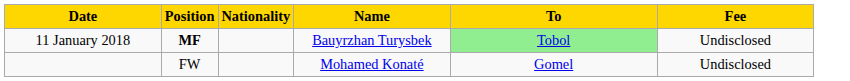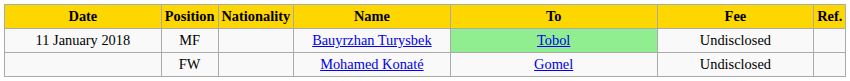+ column: (830, 16)
(190, 40) bold -> (190, 40) normal
